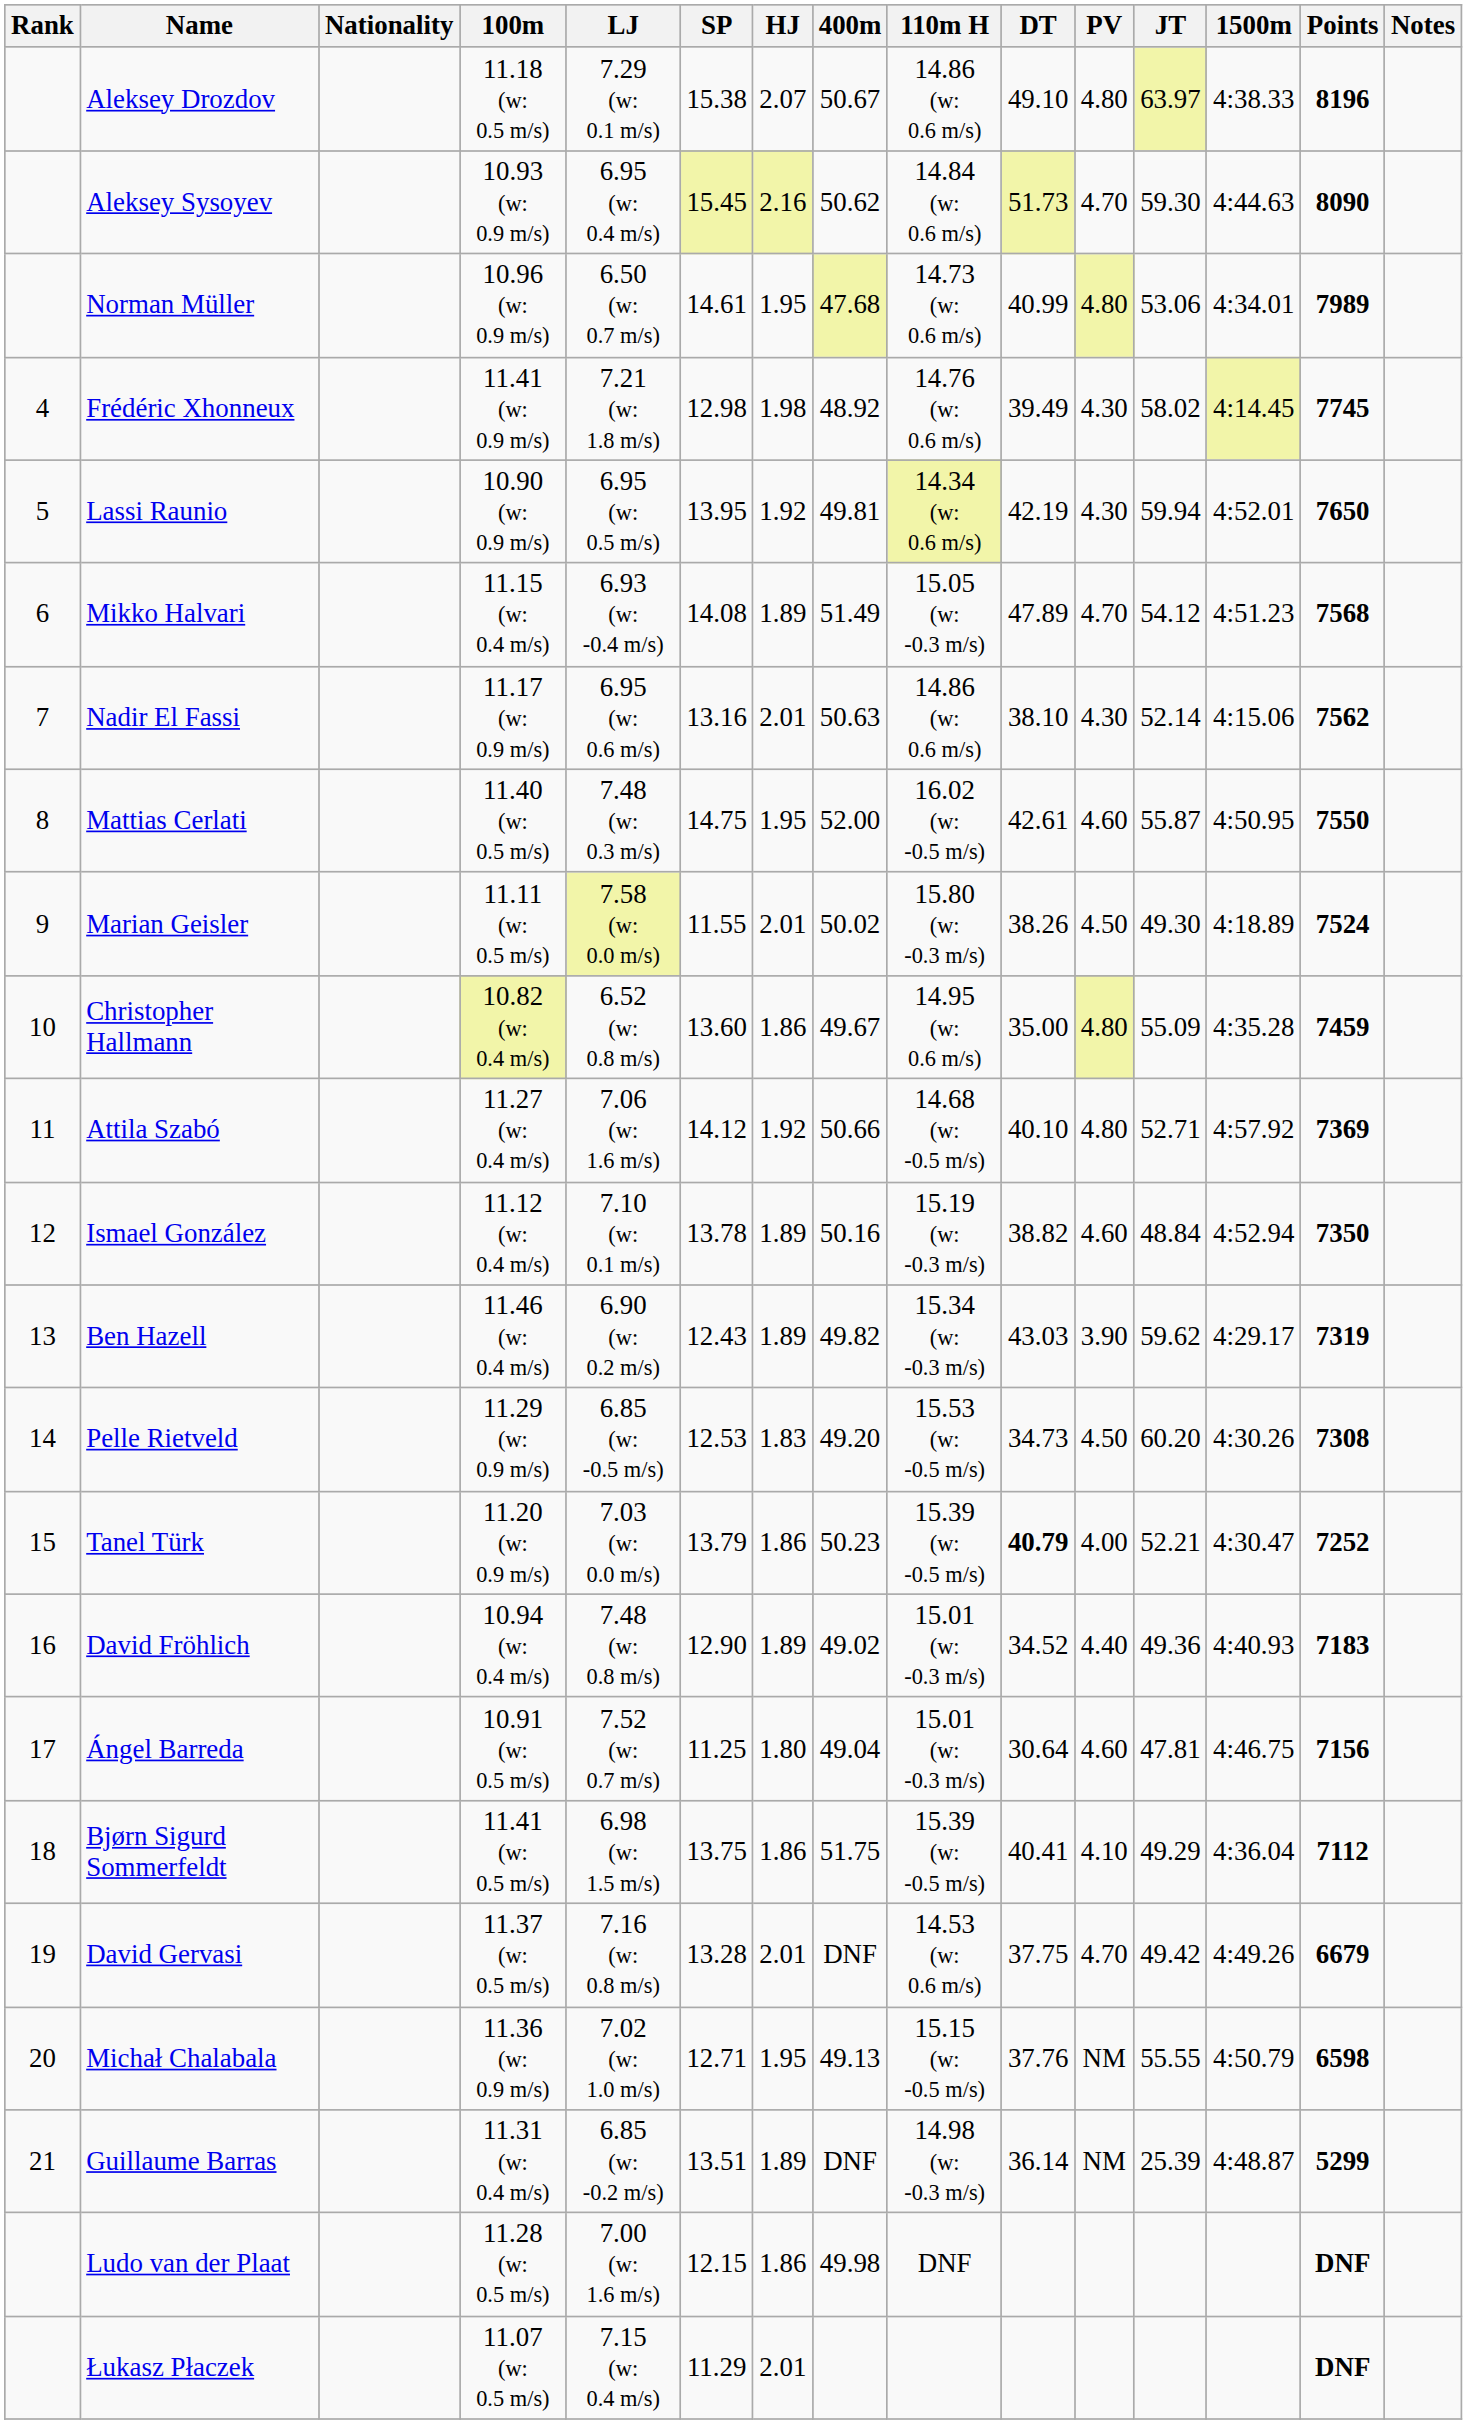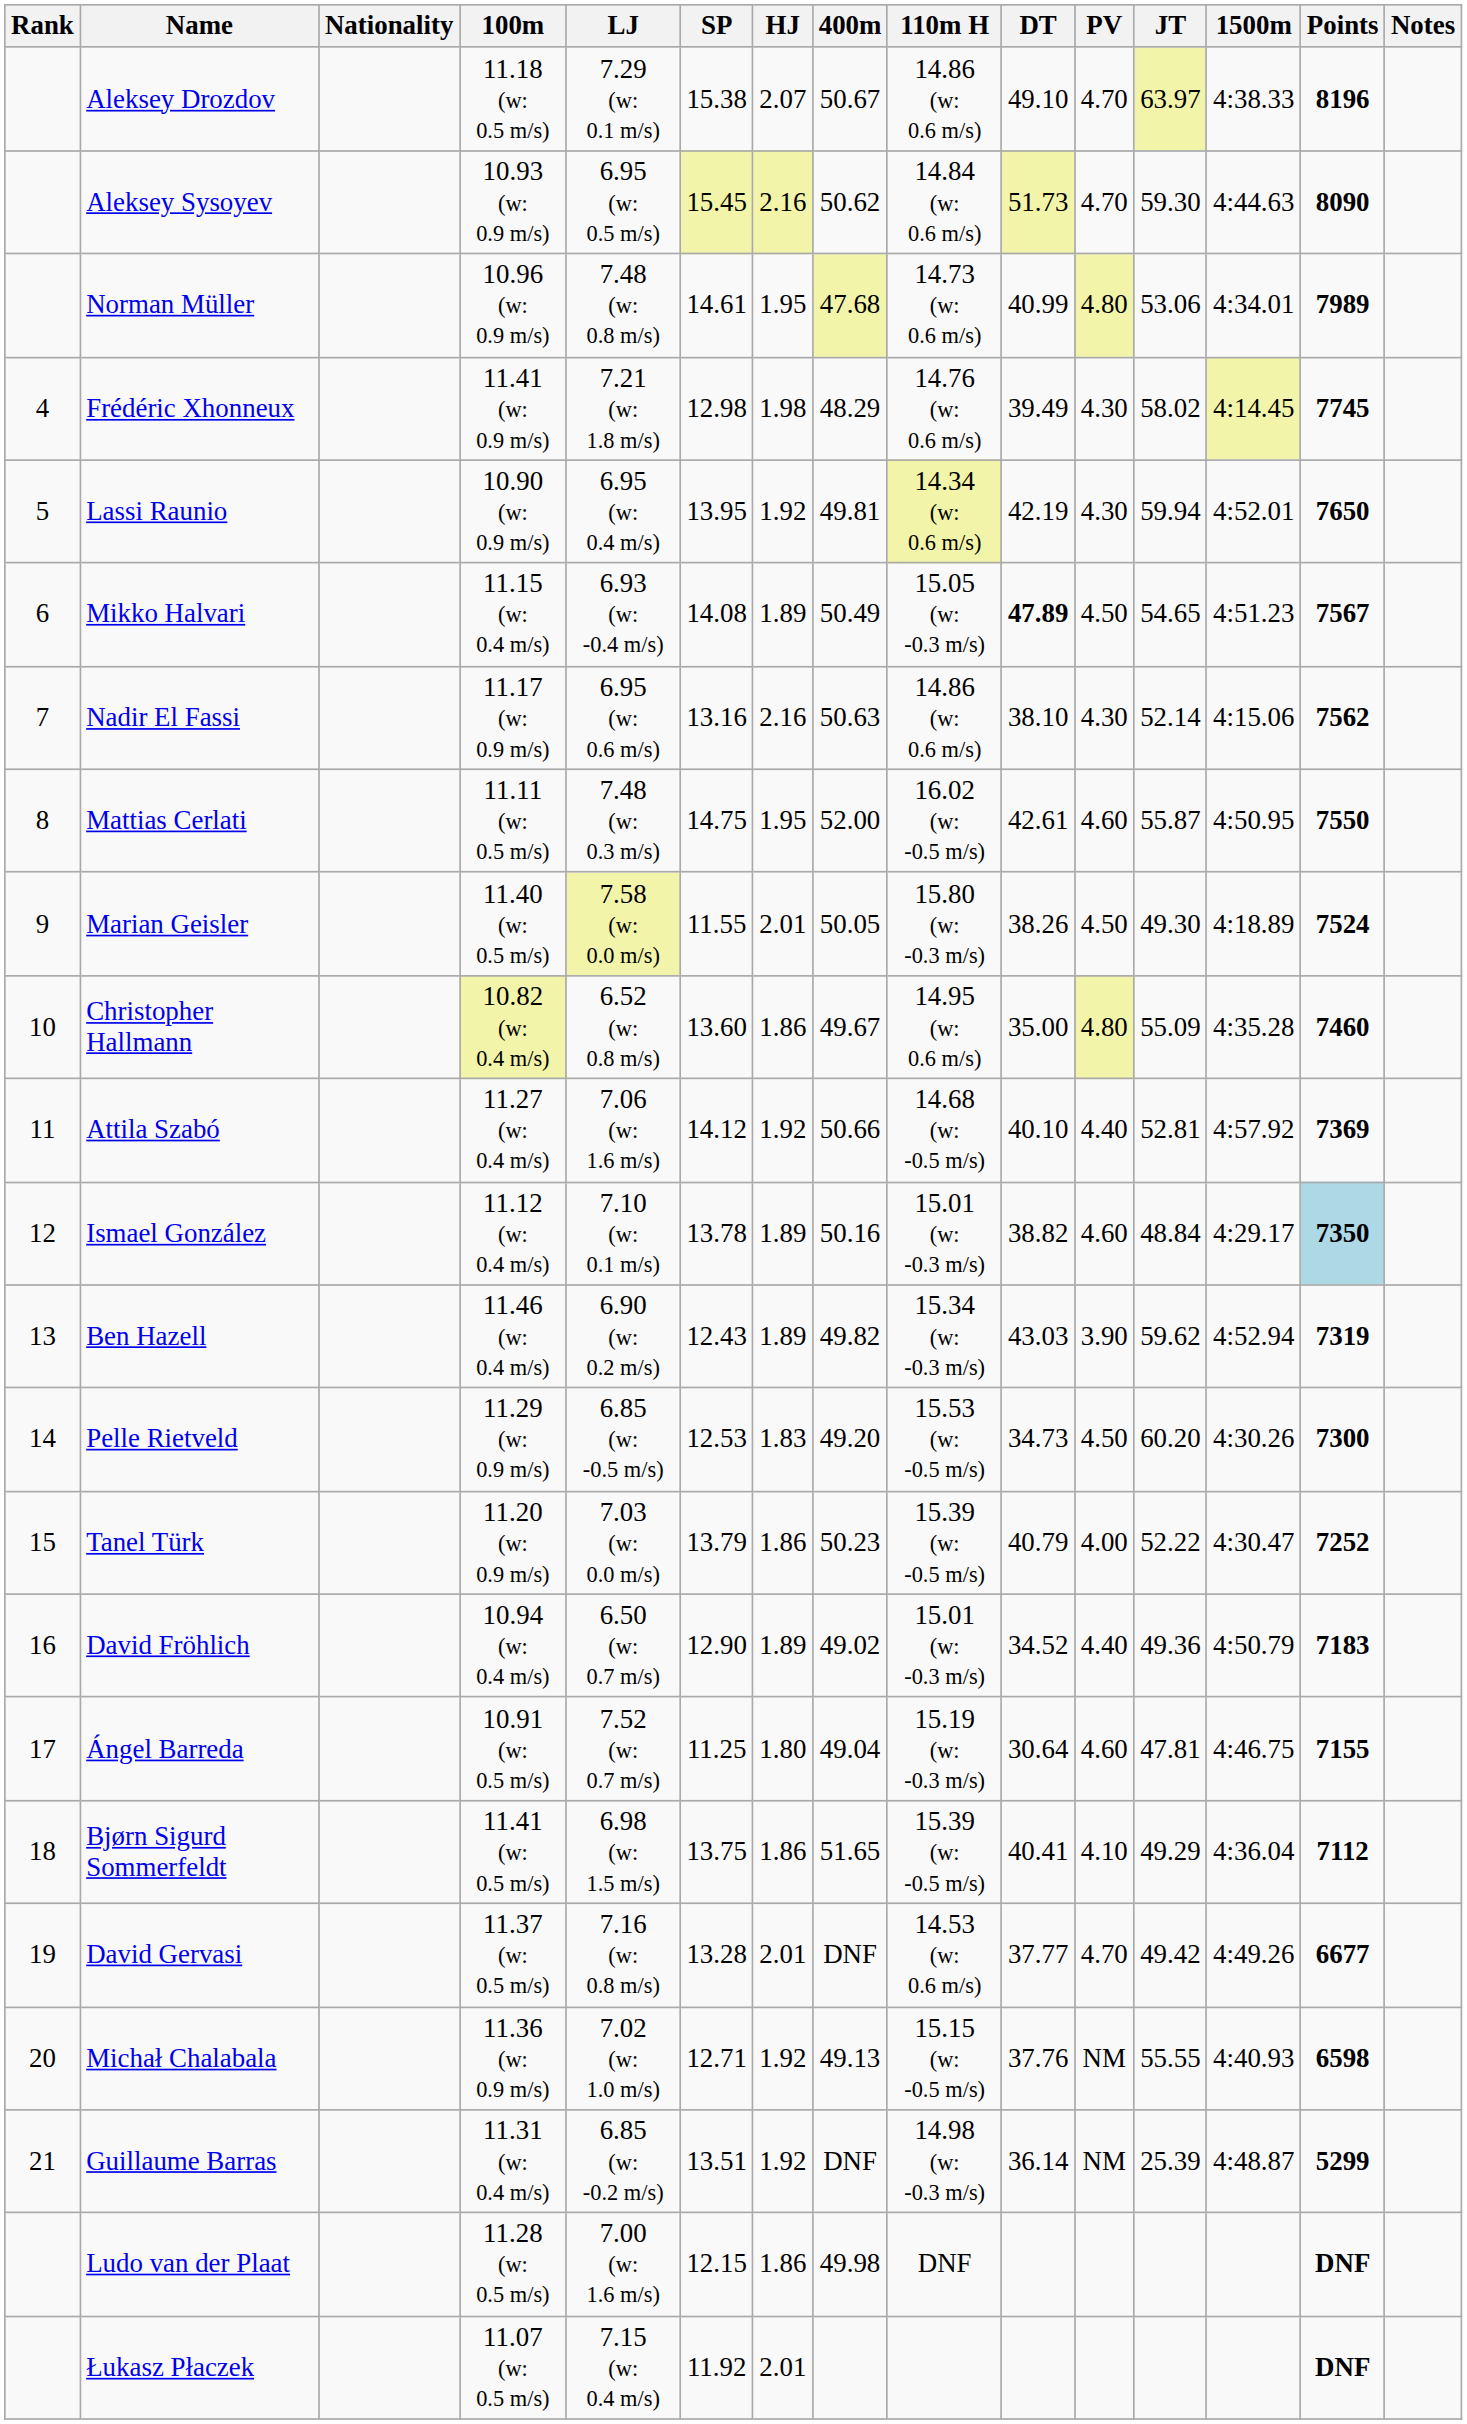(1104, 98) 4.80 -> (1104, 98) 4.70
(623, 201) 6.95 (w: 0.4 m/s) -> (623, 201) 6.95 (w: 0.5 m/s)
(623, 304) 6.50 (w: 0.7 m/s) -> (623, 304) 7.48 (w: 0.8 m/s)
(850, 408) 48.92 -> (850, 408) 48.29
(623, 511) 6.95 (w: 0.5 m/s) -> (623, 511) 6.95 (w: 0.4 m/s)
(850, 614) 51.49 -> (850, 614) 50.49
(1038, 614) normal -> (1038, 614) bold
(1104, 614) 4.70 -> (1104, 614) 4.50
(1170, 614) 54.12 -> (1170, 614) 54.65
(1343, 614) 7568 -> (1343, 614) 7567
(783, 717) 2.01 -> (783, 717) 2.16
(513, 820) 11.40 (w: 0.5 m/s) -> (513, 820) 11.11 (w: 0.5 m/s)
(513, 923) 11.11 (w: 0.5 m/s) -> (513, 923) 11.40 (w: 0.5 m/s)
(850, 923) 50.02 -> (850, 923) 50.05
(1343, 1026) 7459 -> (1343, 1026) 7460
(1104, 1129) 4.80 -> (1104, 1129) 4.40
(1170, 1129) 52.71 -> (1170, 1129) 52.81
(945, 1232) 15.19 (w: -0.3 m/s) -> (945, 1232) 15.01 (w: -0.3 m/s)
(1254, 1232) 4:52.94 -> (1254, 1232) 4:29.17
(1343, 1232) no background -> (1343, 1232) lightblue background
(1254, 1336) 4:29.17 -> (1254, 1336) 4:52.94
(1343, 1439) 7308 -> (1343, 1439) 7300
(1038, 1542) bold -> (1038, 1542) normal
(1170, 1542) 52.21 -> (1170, 1542) 52.22
(623, 1645) 7.48 (w: 0.8 m/s) -> (623, 1645) 6.50 (w: 0.7 m/s)
(1254, 1645) 4:40.93 -> (1254, 1645) 4:50.79
(945, 1748) 15.01 (w: -0.3 m/s) -> (945, 1748) 15.19 (w: -0.3 m/s)
(1343, 1748) 7156 -> (1343, 1748) 7155
(850, 1851) 51.75 -> (850, 1851) 51.65
(1038, 1954) 37.75 -> (1038, 1954) 37.77
(1343, 1954) 6679 -> (1343, 1954) 6677
(783, 2057) 1.95 -> (783, 2057) 1.92
(1254, 2057) 4:50.79 -> (1254, 2057) 4:40.93
(783, 2160) 1.89 -> (783, 2160) 1.92
(717, 2367) 11.29 -> (717, 2367) 11.92
